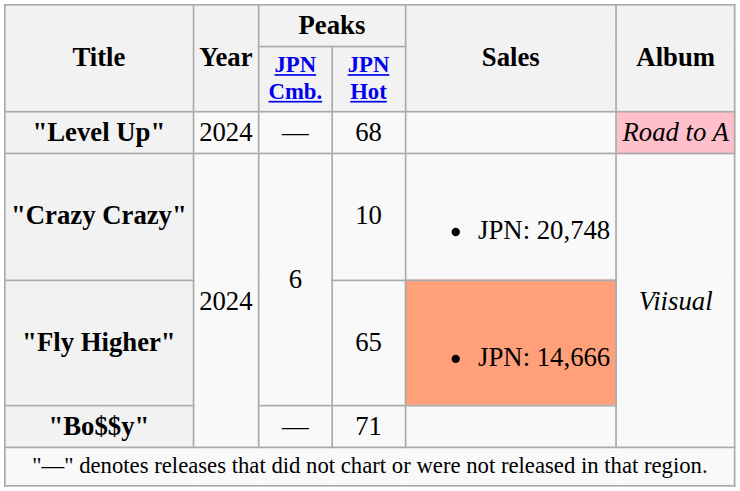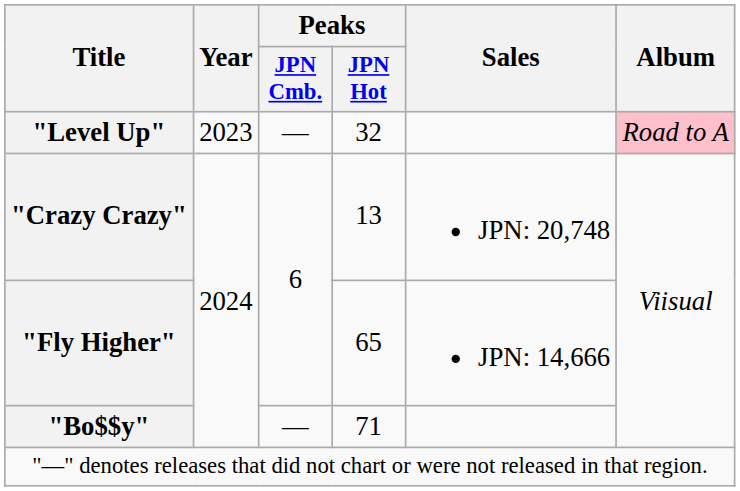(226, 132) 2024 -> (226, 132) 2023
(369, 132) 68 -> (369, 132) 32
(369, 216) 10 -> (369, 216) 13
(511, 358) lightsalmon background -> (511, 358) no background
